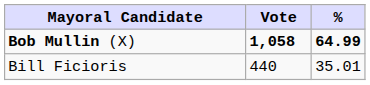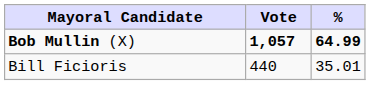(272, 42) 1,058 -> (272, 42) 1,057
